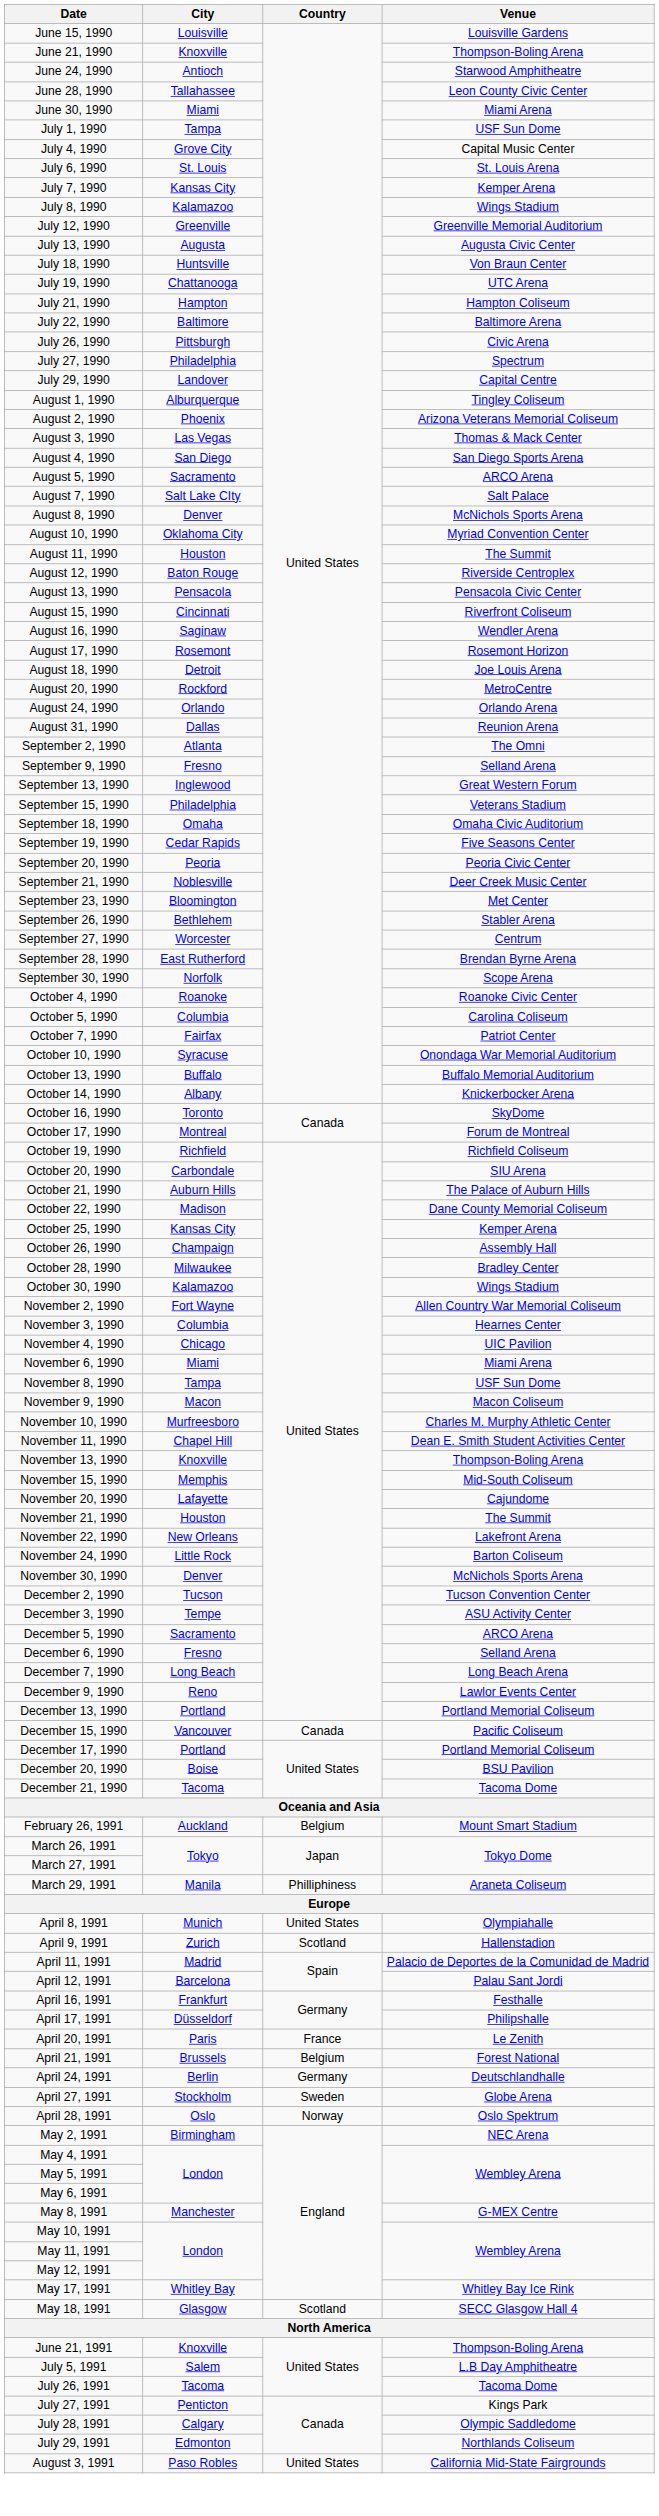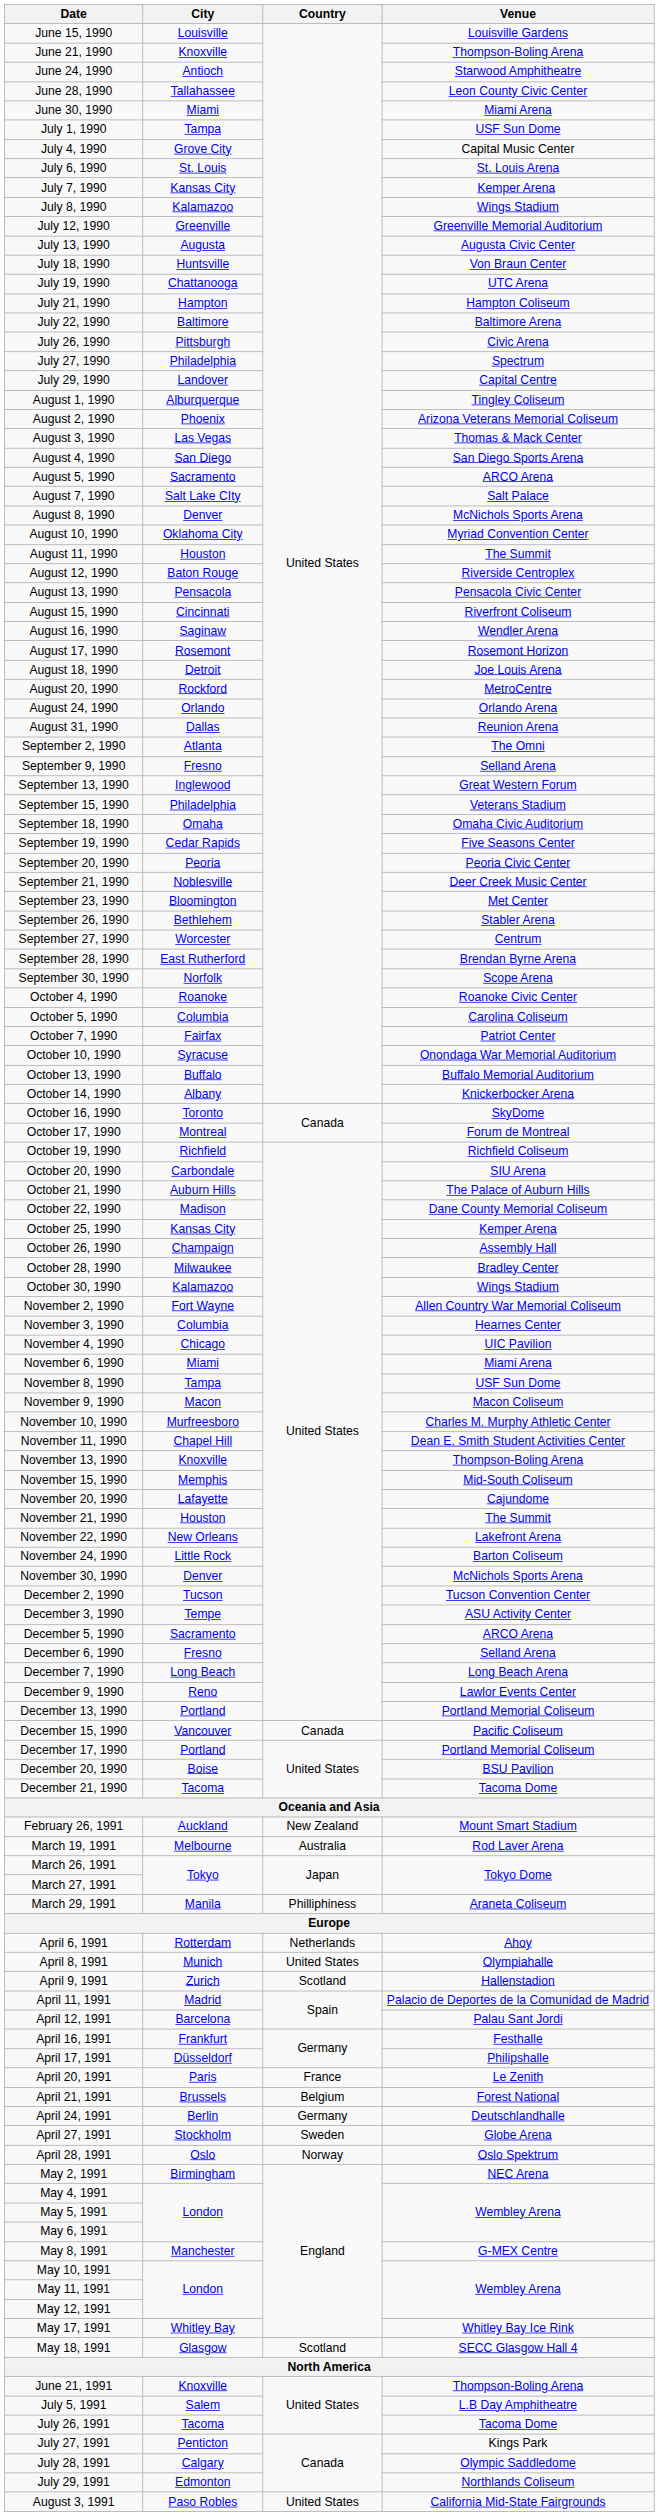(322, 1826) Belgium -> (322, 1826) New Zealand
+ row: (74, 1846)
+ row: (74, 1942)
